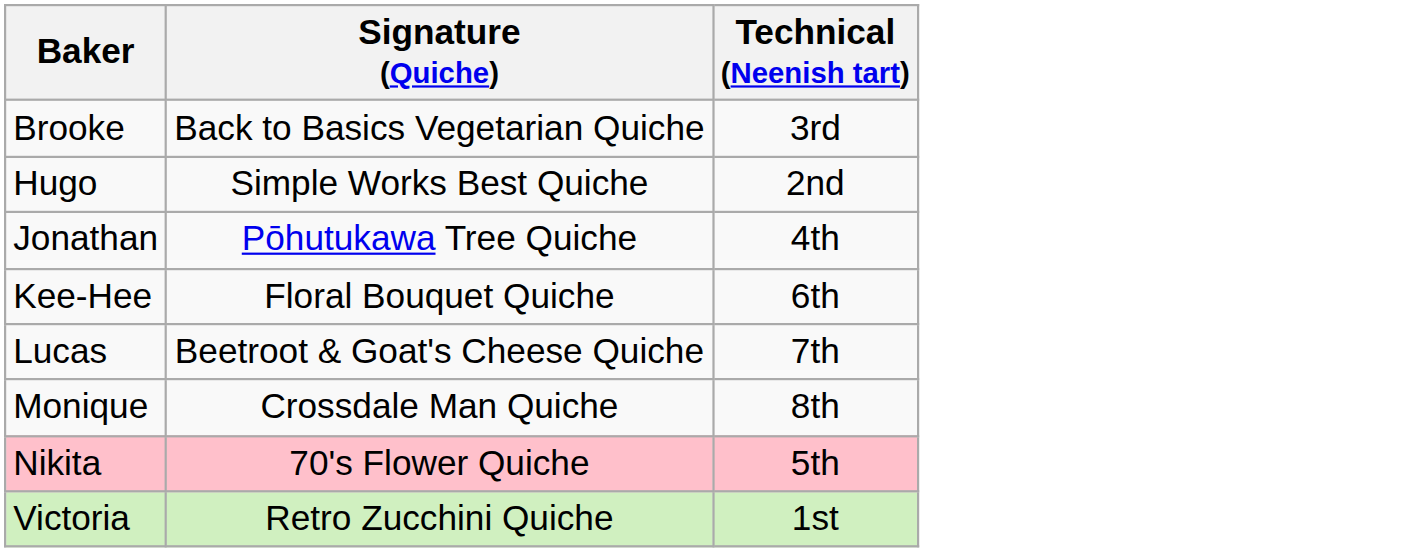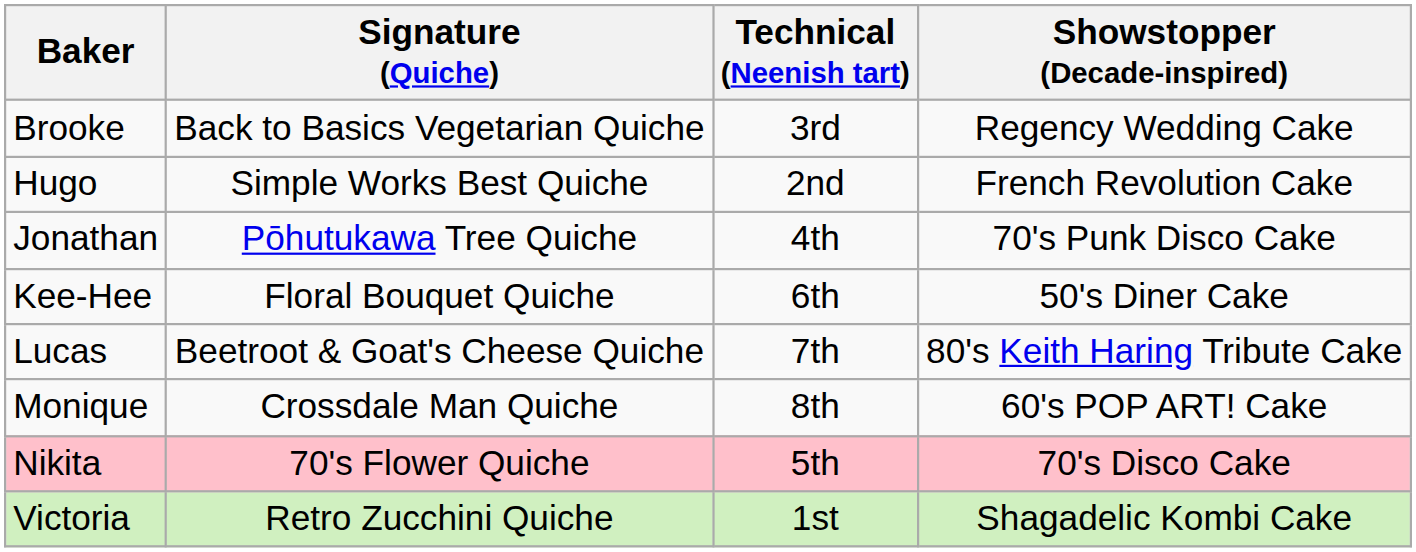+ column: (1164, 52)
